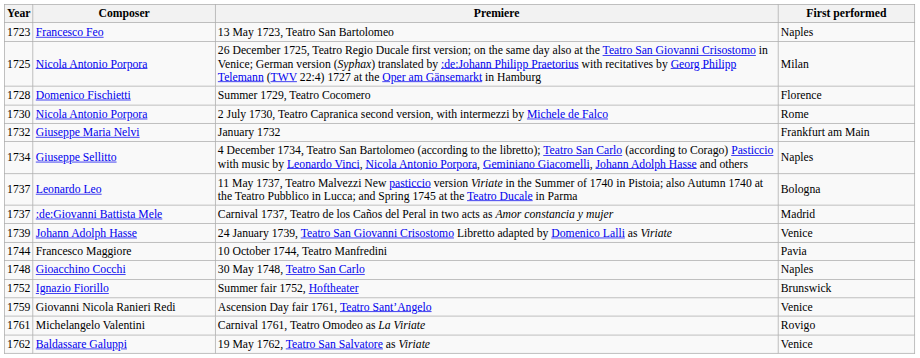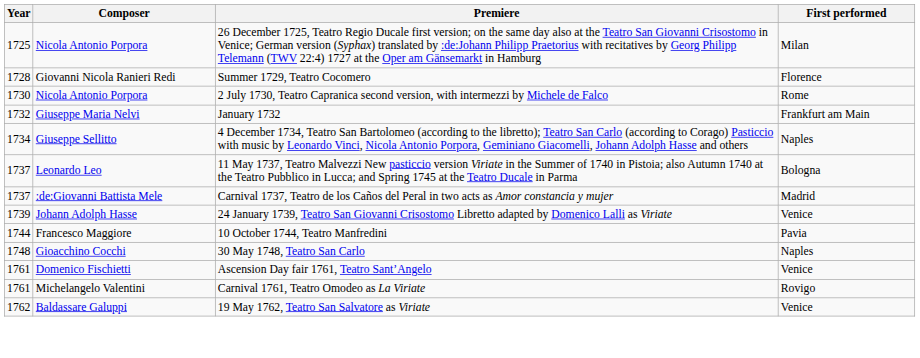- row: (306, 32)
(83, 95) Domenico Fischietti -> (106, 77) Giovanni Nicola Ranieri Redi
- row: (288, 288)
(19, 307) 1759 -> (19, 270) 1761
(106, 307) Giovanni Nicola Ranieri Redi -> (83, 270) Domenico Fischietti
